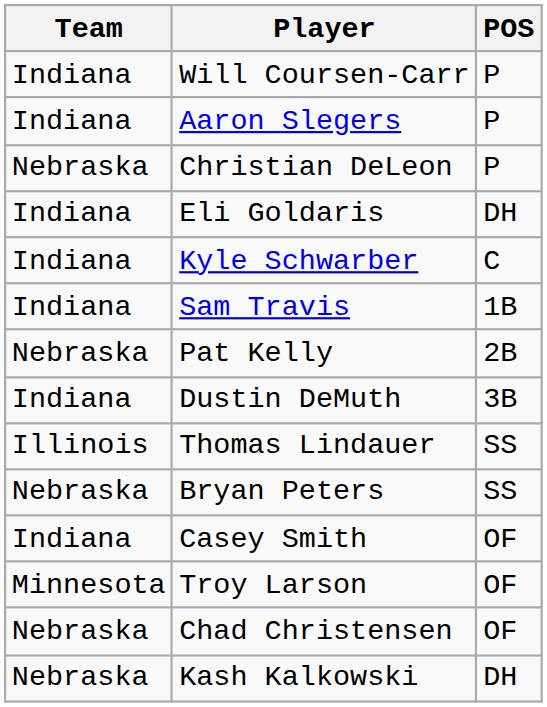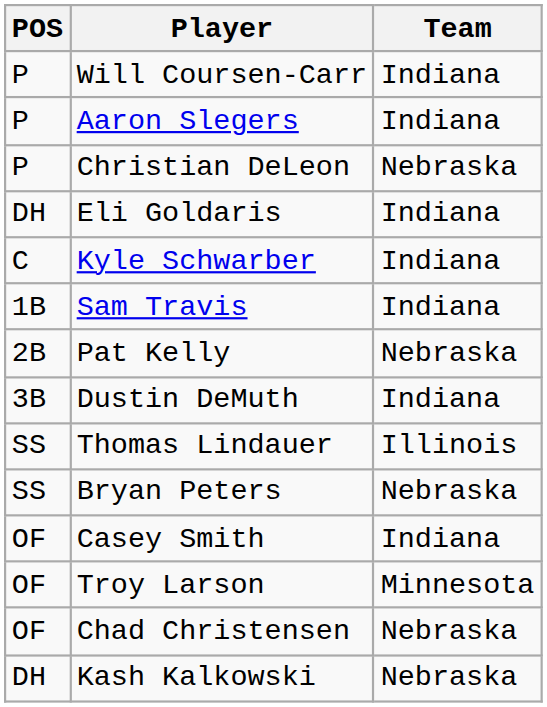columns swapped: (509, 28) <-> (89, 28)
